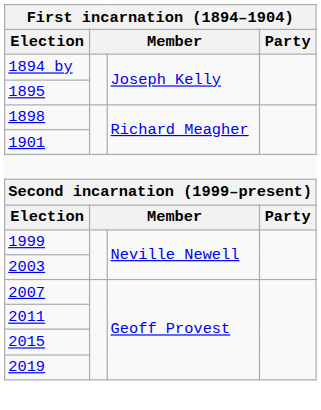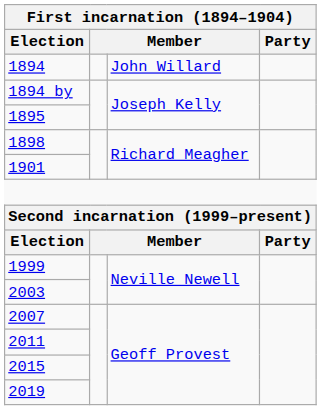+ row: (27, 67)
